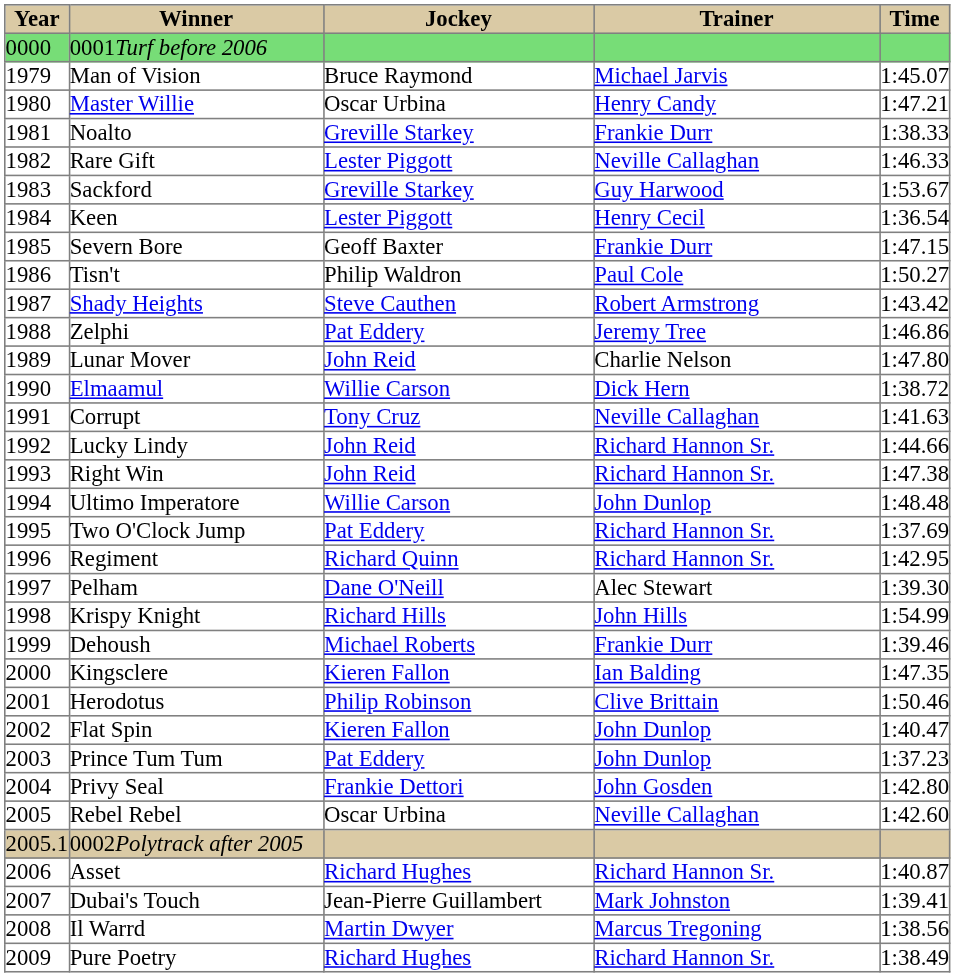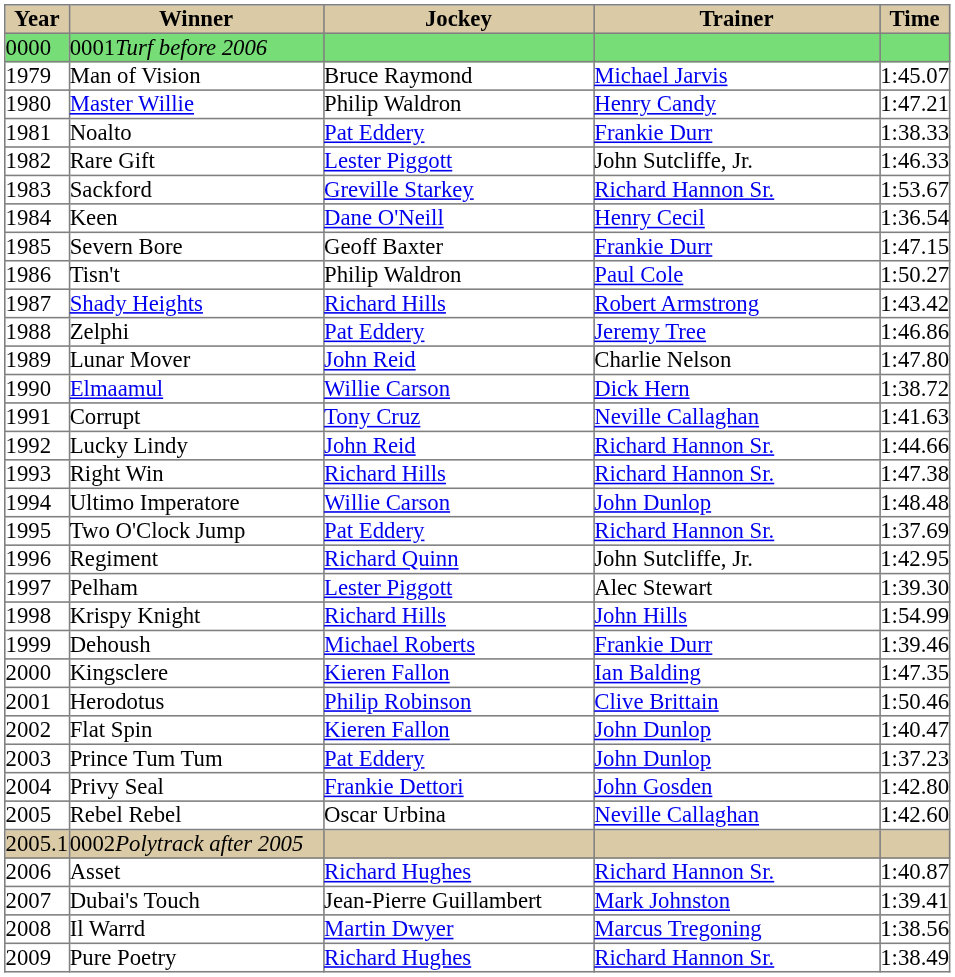(385, 104) Oscar Urbina -> (393, 104) Philip Waldron
(399, 132) Greville Starkey -> (374, 132) Pat Eddery
(677, 160) Neville Callaghan -> (674, 160) John Sutcliffe, Jr.
(659, 189) Guy Harwood -> (684, 189) Richard Hannon Sr.
(388, 217) Lester Piggott -> (384, 217) Dane O'Neill
(390, 303) Steve Cauthen -> (385, 303) Richard Hills
(370, 473) John Reid -> (385, 473) Richard Hills
(684, 559) Richard Hannon Sr. -> (674, 559) John Sutcliffe, Jr.
(384, 587) Dane O'Neill -> (388, 587) Lester Piggott
